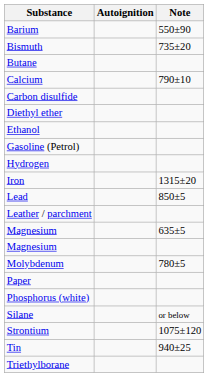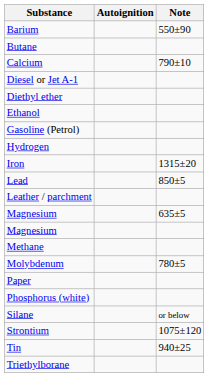- row: (25, 46)
- row: (42, 96)
+ row: (42, 79)
+ row: (25, 247)
